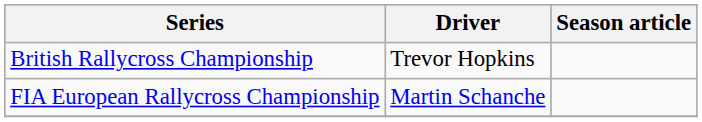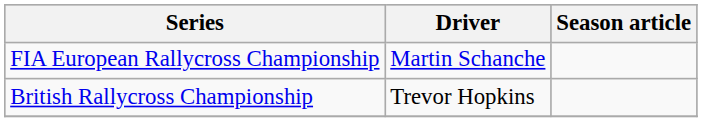rows swapped: (195, 96) <-> (162, 59)
